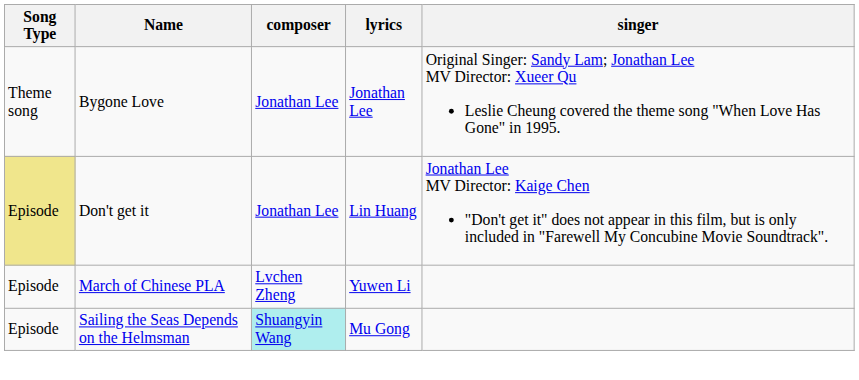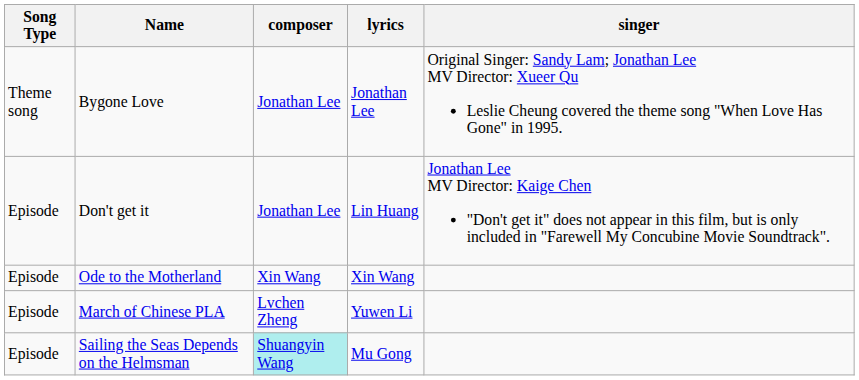(33, 210) khaki background -> (33, 210) no background
+ row: (150, 277)
